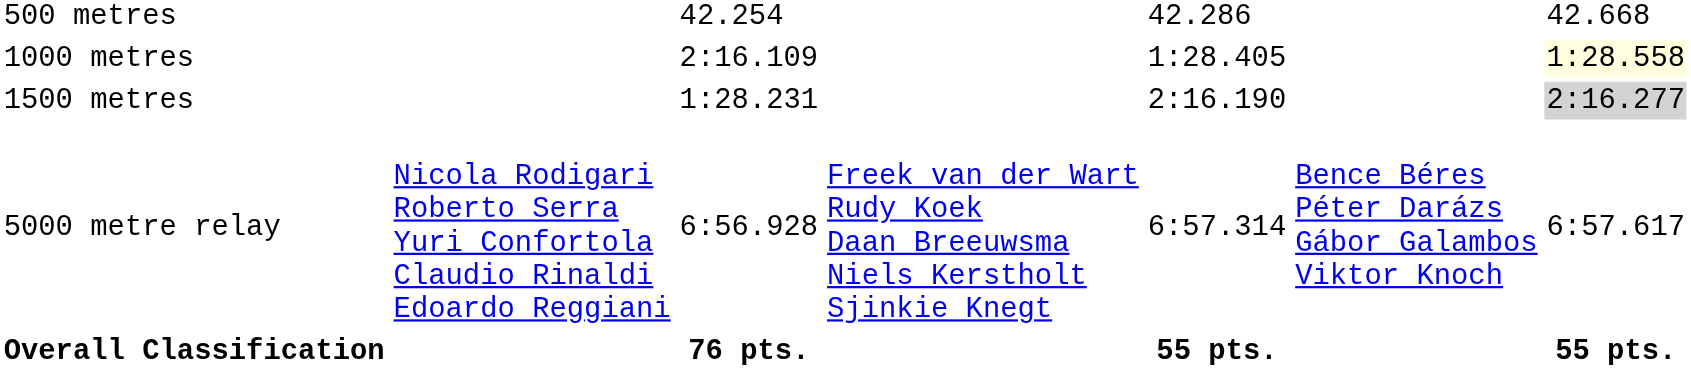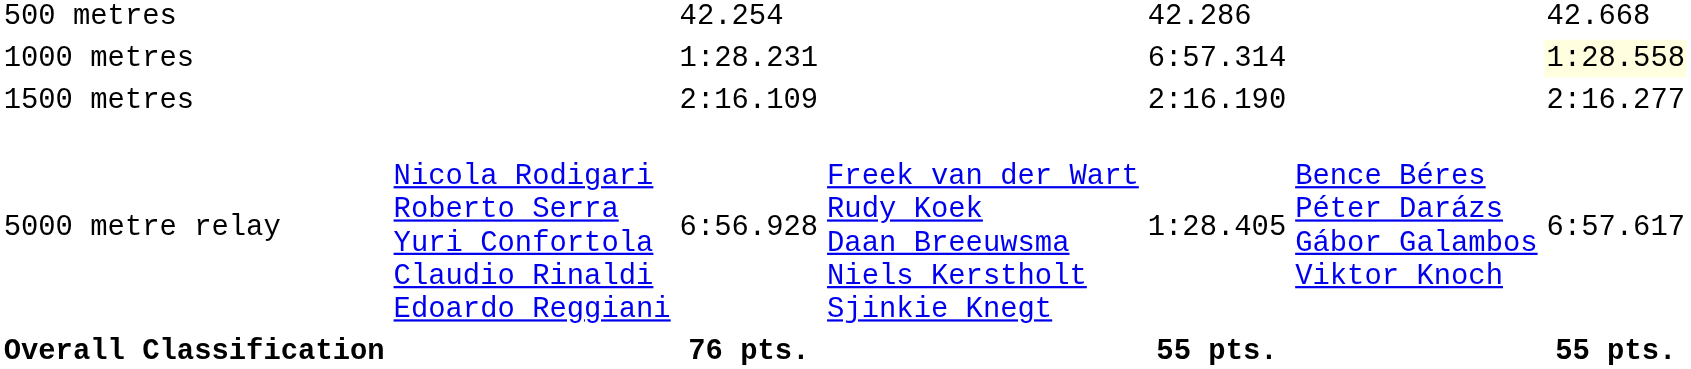(749, 58) 2:16.109 -> (749, 58) 1:28.231
(1217, 58) 1:28.405 -> (1217, 58) 6:57.314
(749, 101) 1:28.231 -> (749, 101) 2:16.109
(1616, 101) lightgrey background -> (1616, 101) no background
(1217, 226) 6:57.314 -> (1217, 226) 1:28.405
